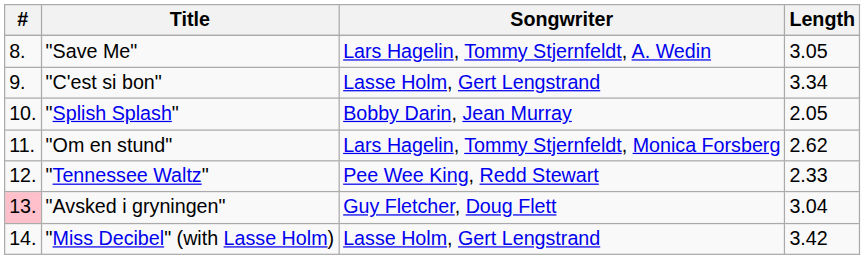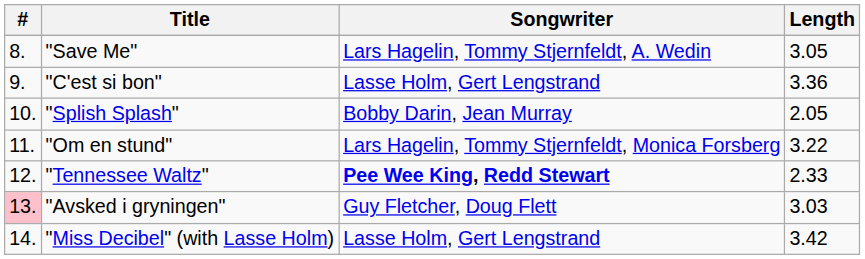(809, 82) 3.34 -> (809, 82) 3.36
(809, 144) 2.62 -> (809, 144) 3.22
(471, 176) normal -> (476, 176) bold
(809, 207) 3.04 -> (809, 207) 3.03
